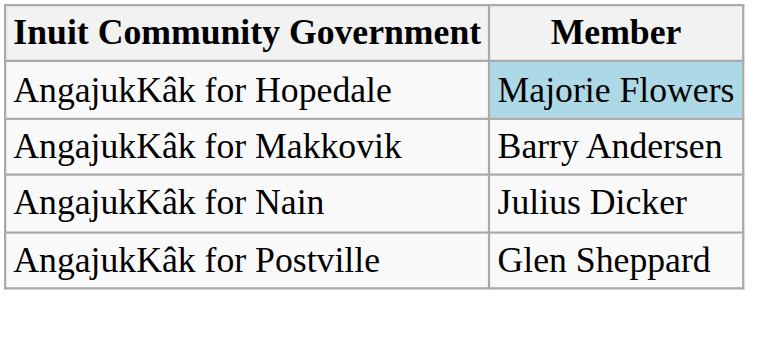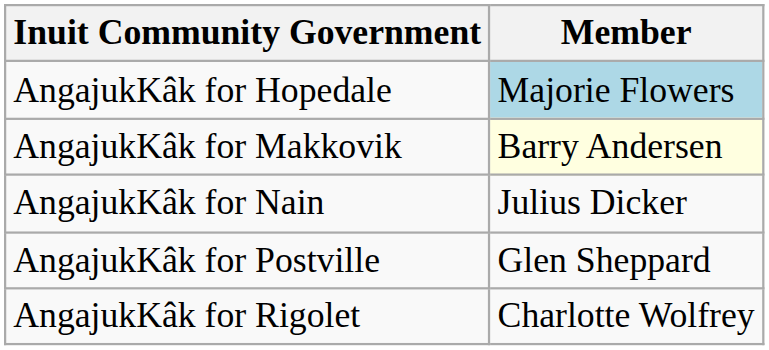(610, 145) no background -> (610, 145) lightyellow background
+ row: (187, 315)
